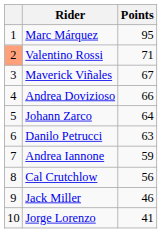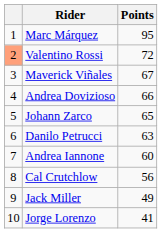(148, 55) 71 -> (148, 55) 72
(148, 116) 64 -> (148, 116) 65
(148, 156) 59 -> (148, 156) 60
(148, 197) 46 -> (148, 197) 49
